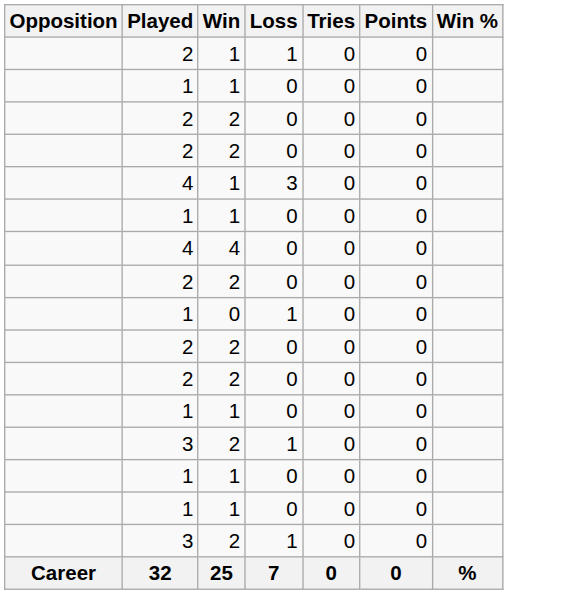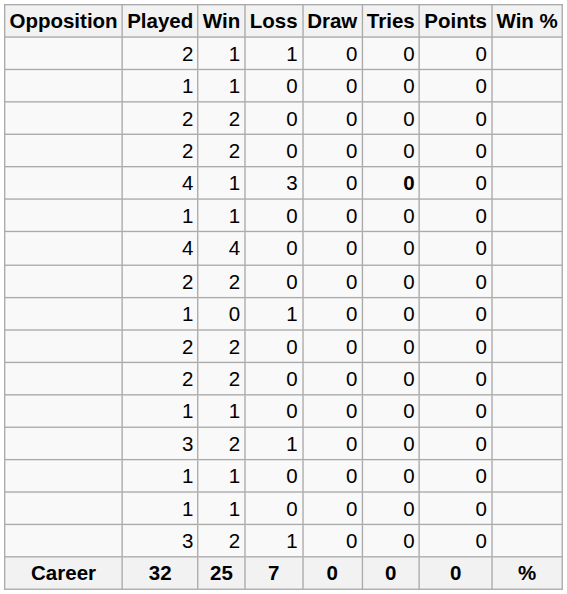+ column: (332, 21)
(349, 184) normal -> (409, 184) bold
